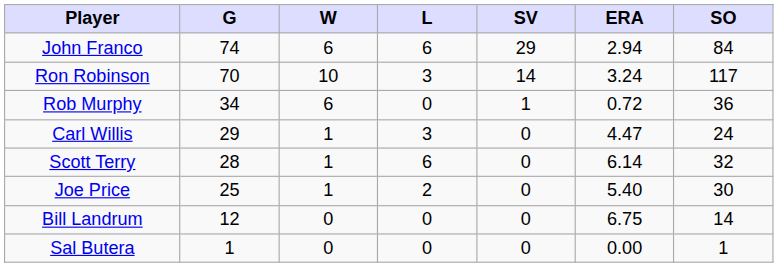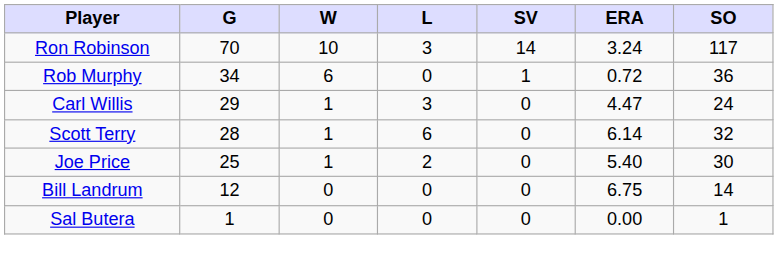- row: (92, 47)
